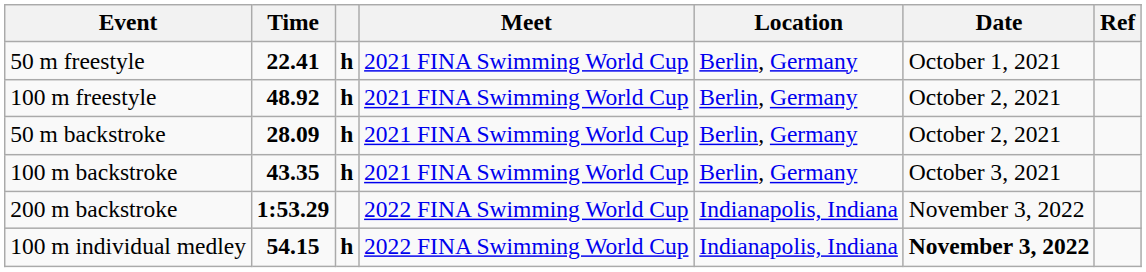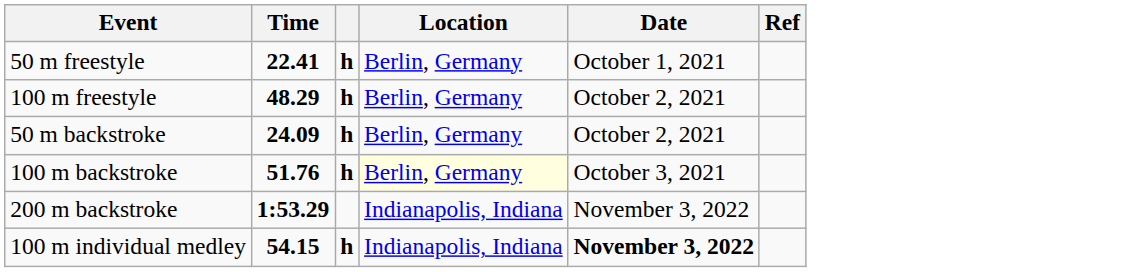- column: (526, 23)
(293, 97) 48.92 -> (293, 97) 48.29
(293, 135) 28.09 -> (293, 135) 24.09
(293, 172) 43.35 -> (293, 172) 51.76
(778, 172) no background -> (443, 172) lightyellow background
